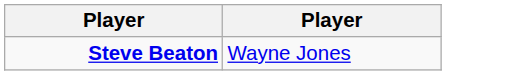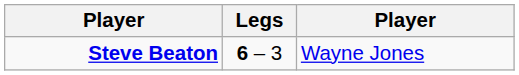+ column: (259, 20)
